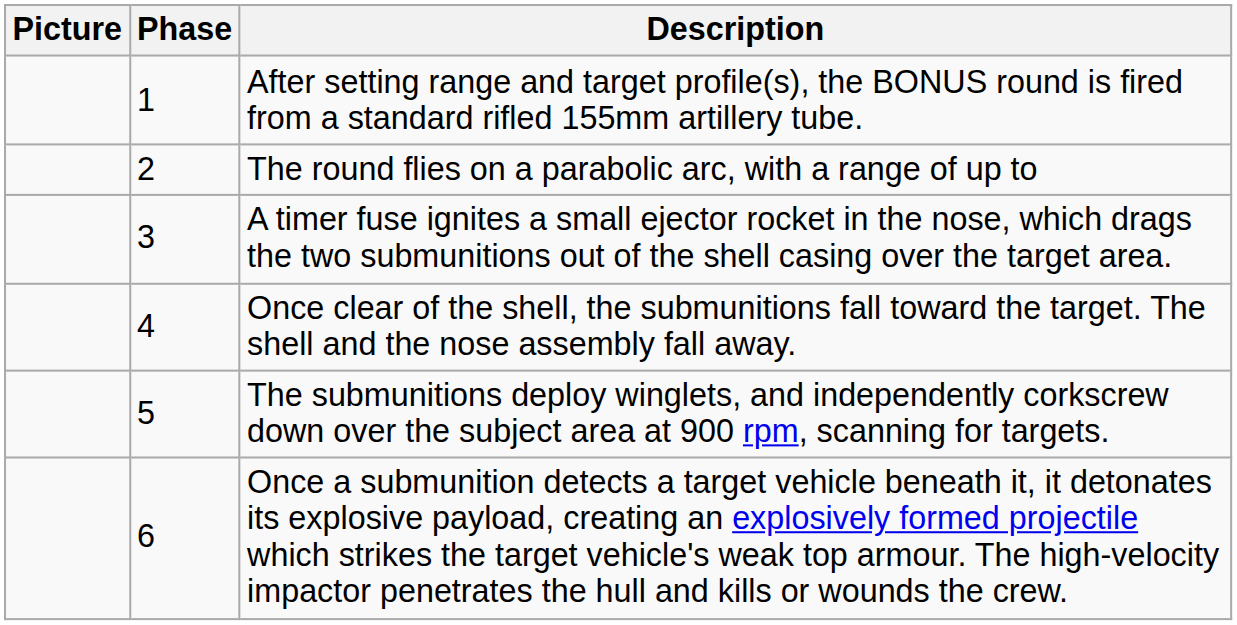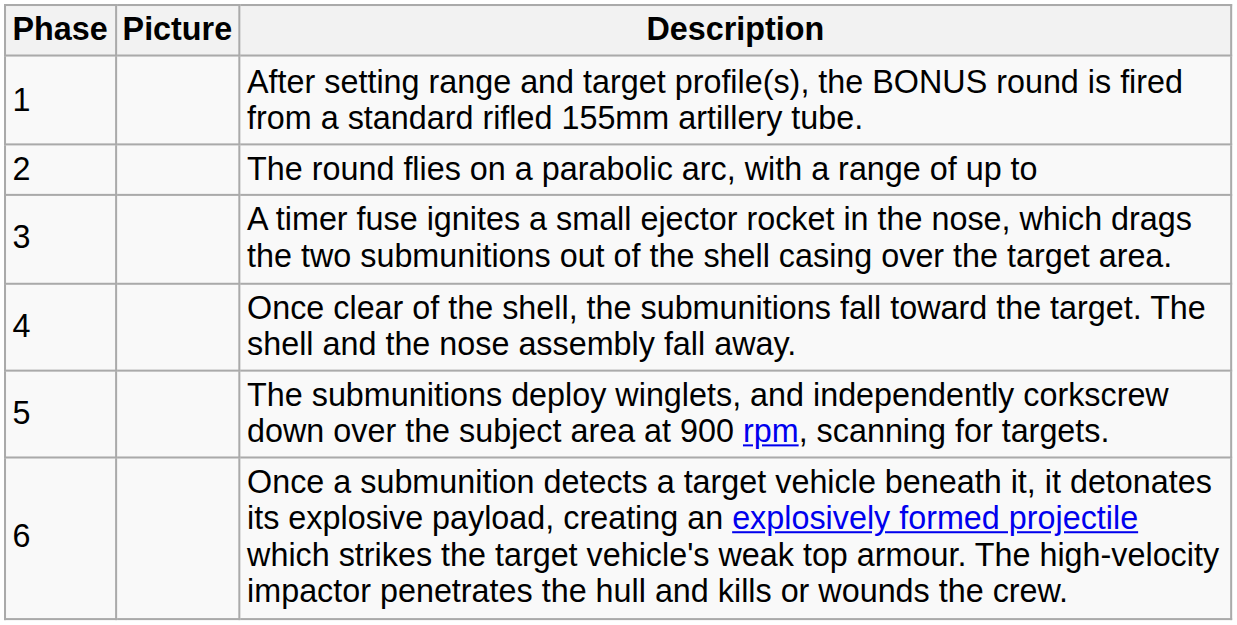columns swapped: (185, 30) <-> (67, 30)
